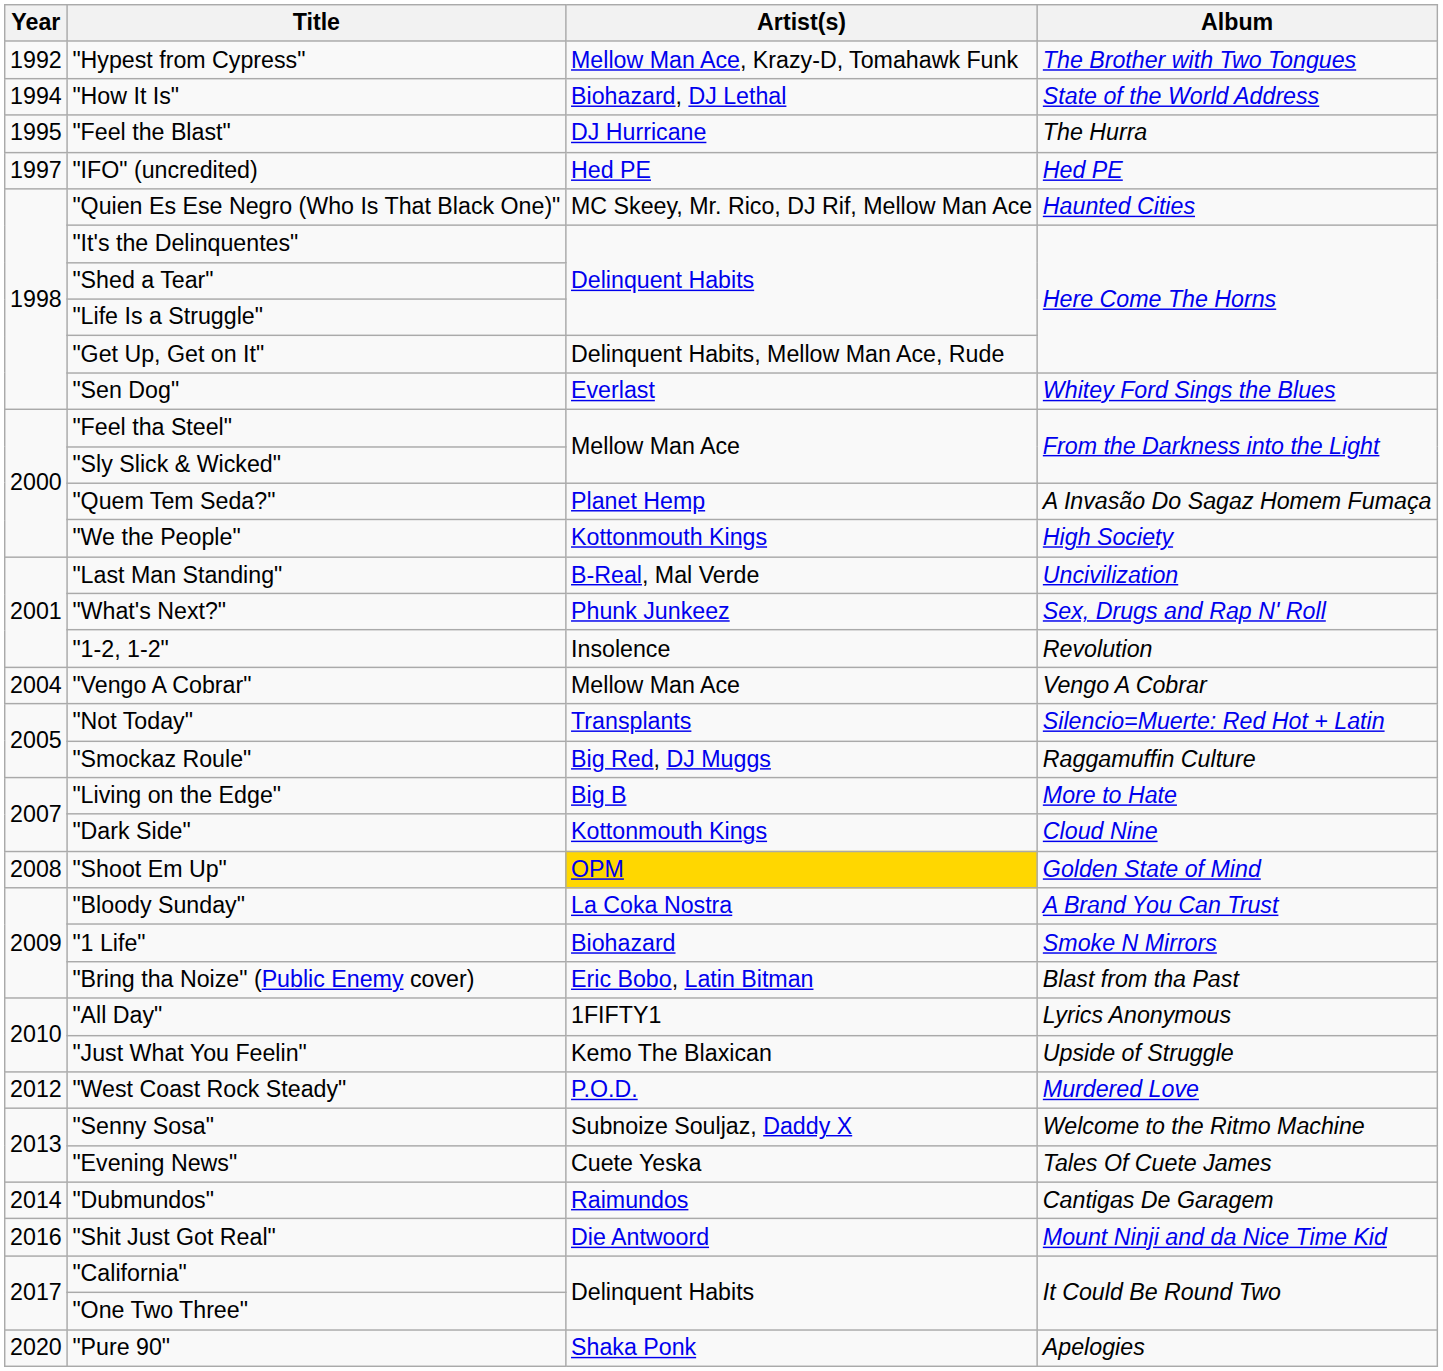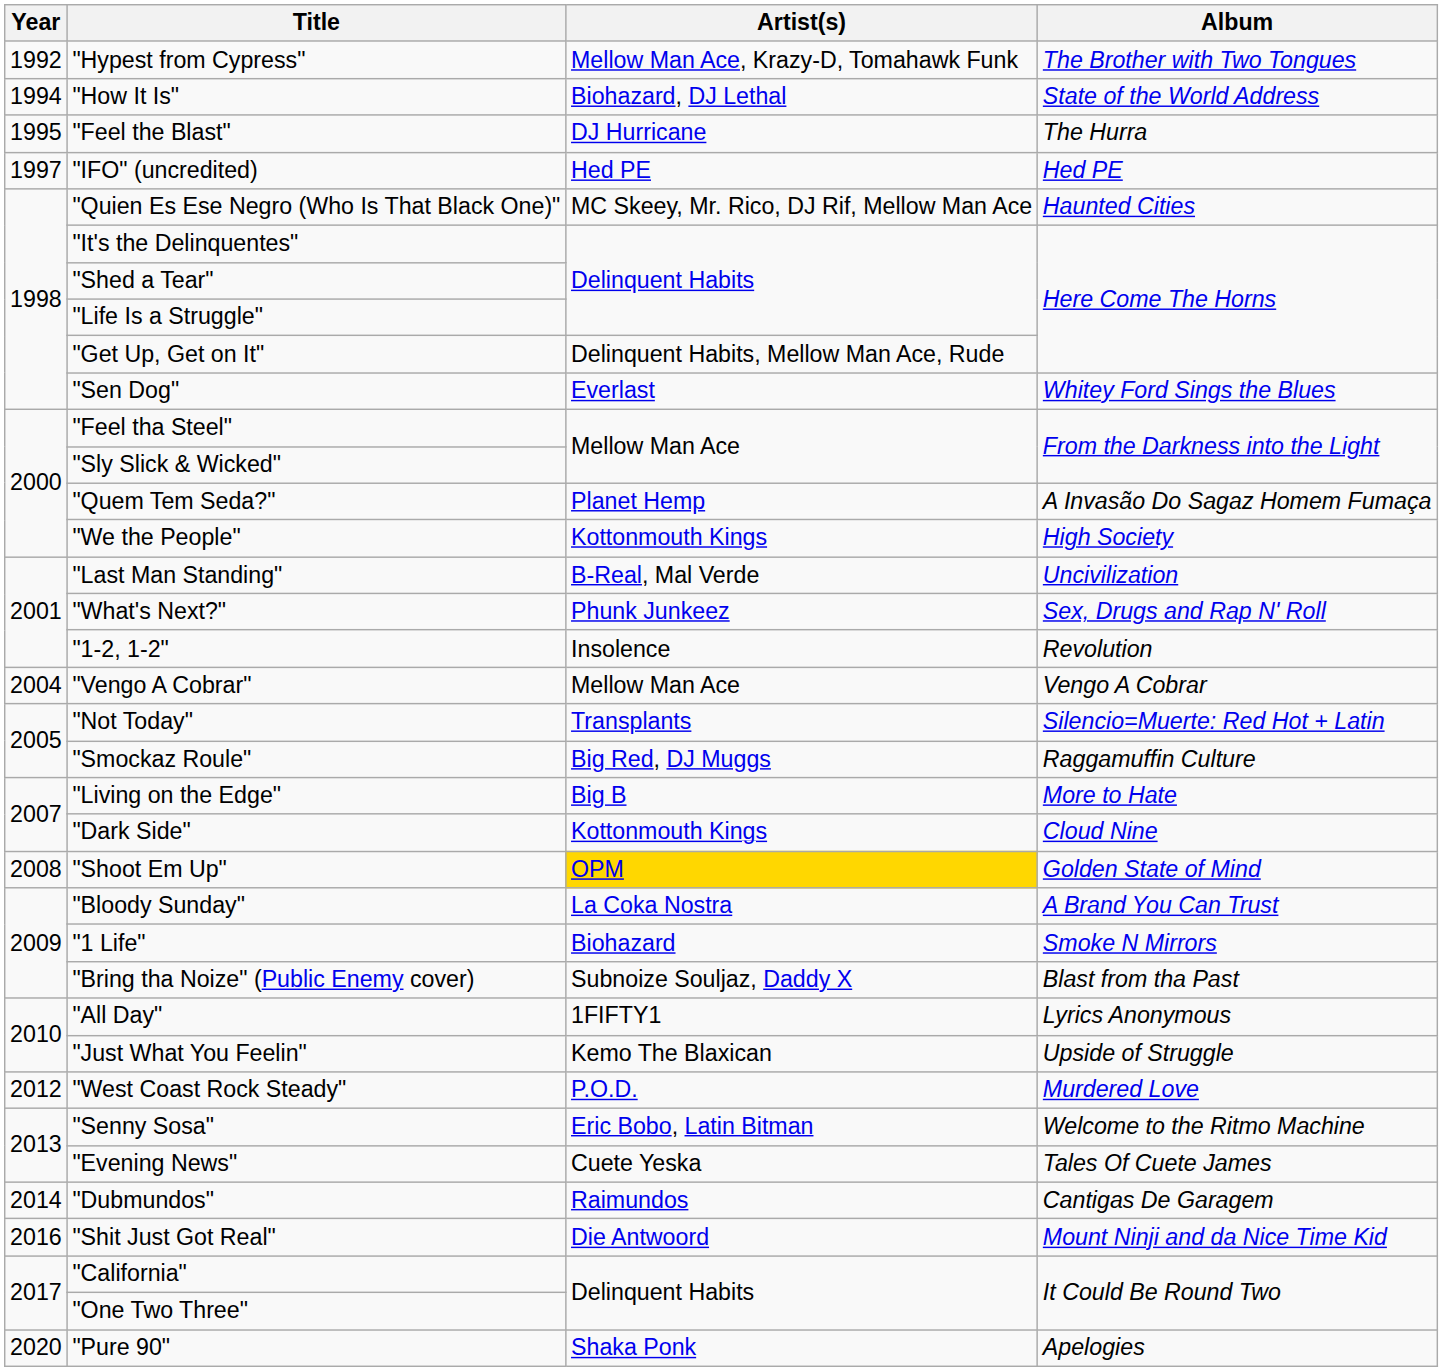(692, 979) Eric Bobo, Latin Bitman -> (712, 979) Subnoize Souljaz, Daddy X
(712, 1126) Subnoize Souljaz, Daddy X -> (692, 1126) Eric Bobo, Latin Bitman
